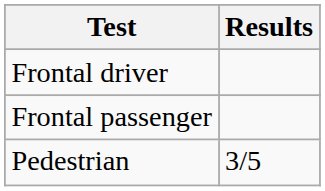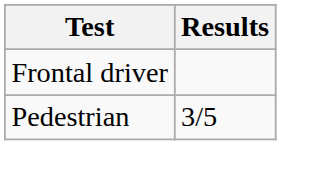- row: (112, 116)
